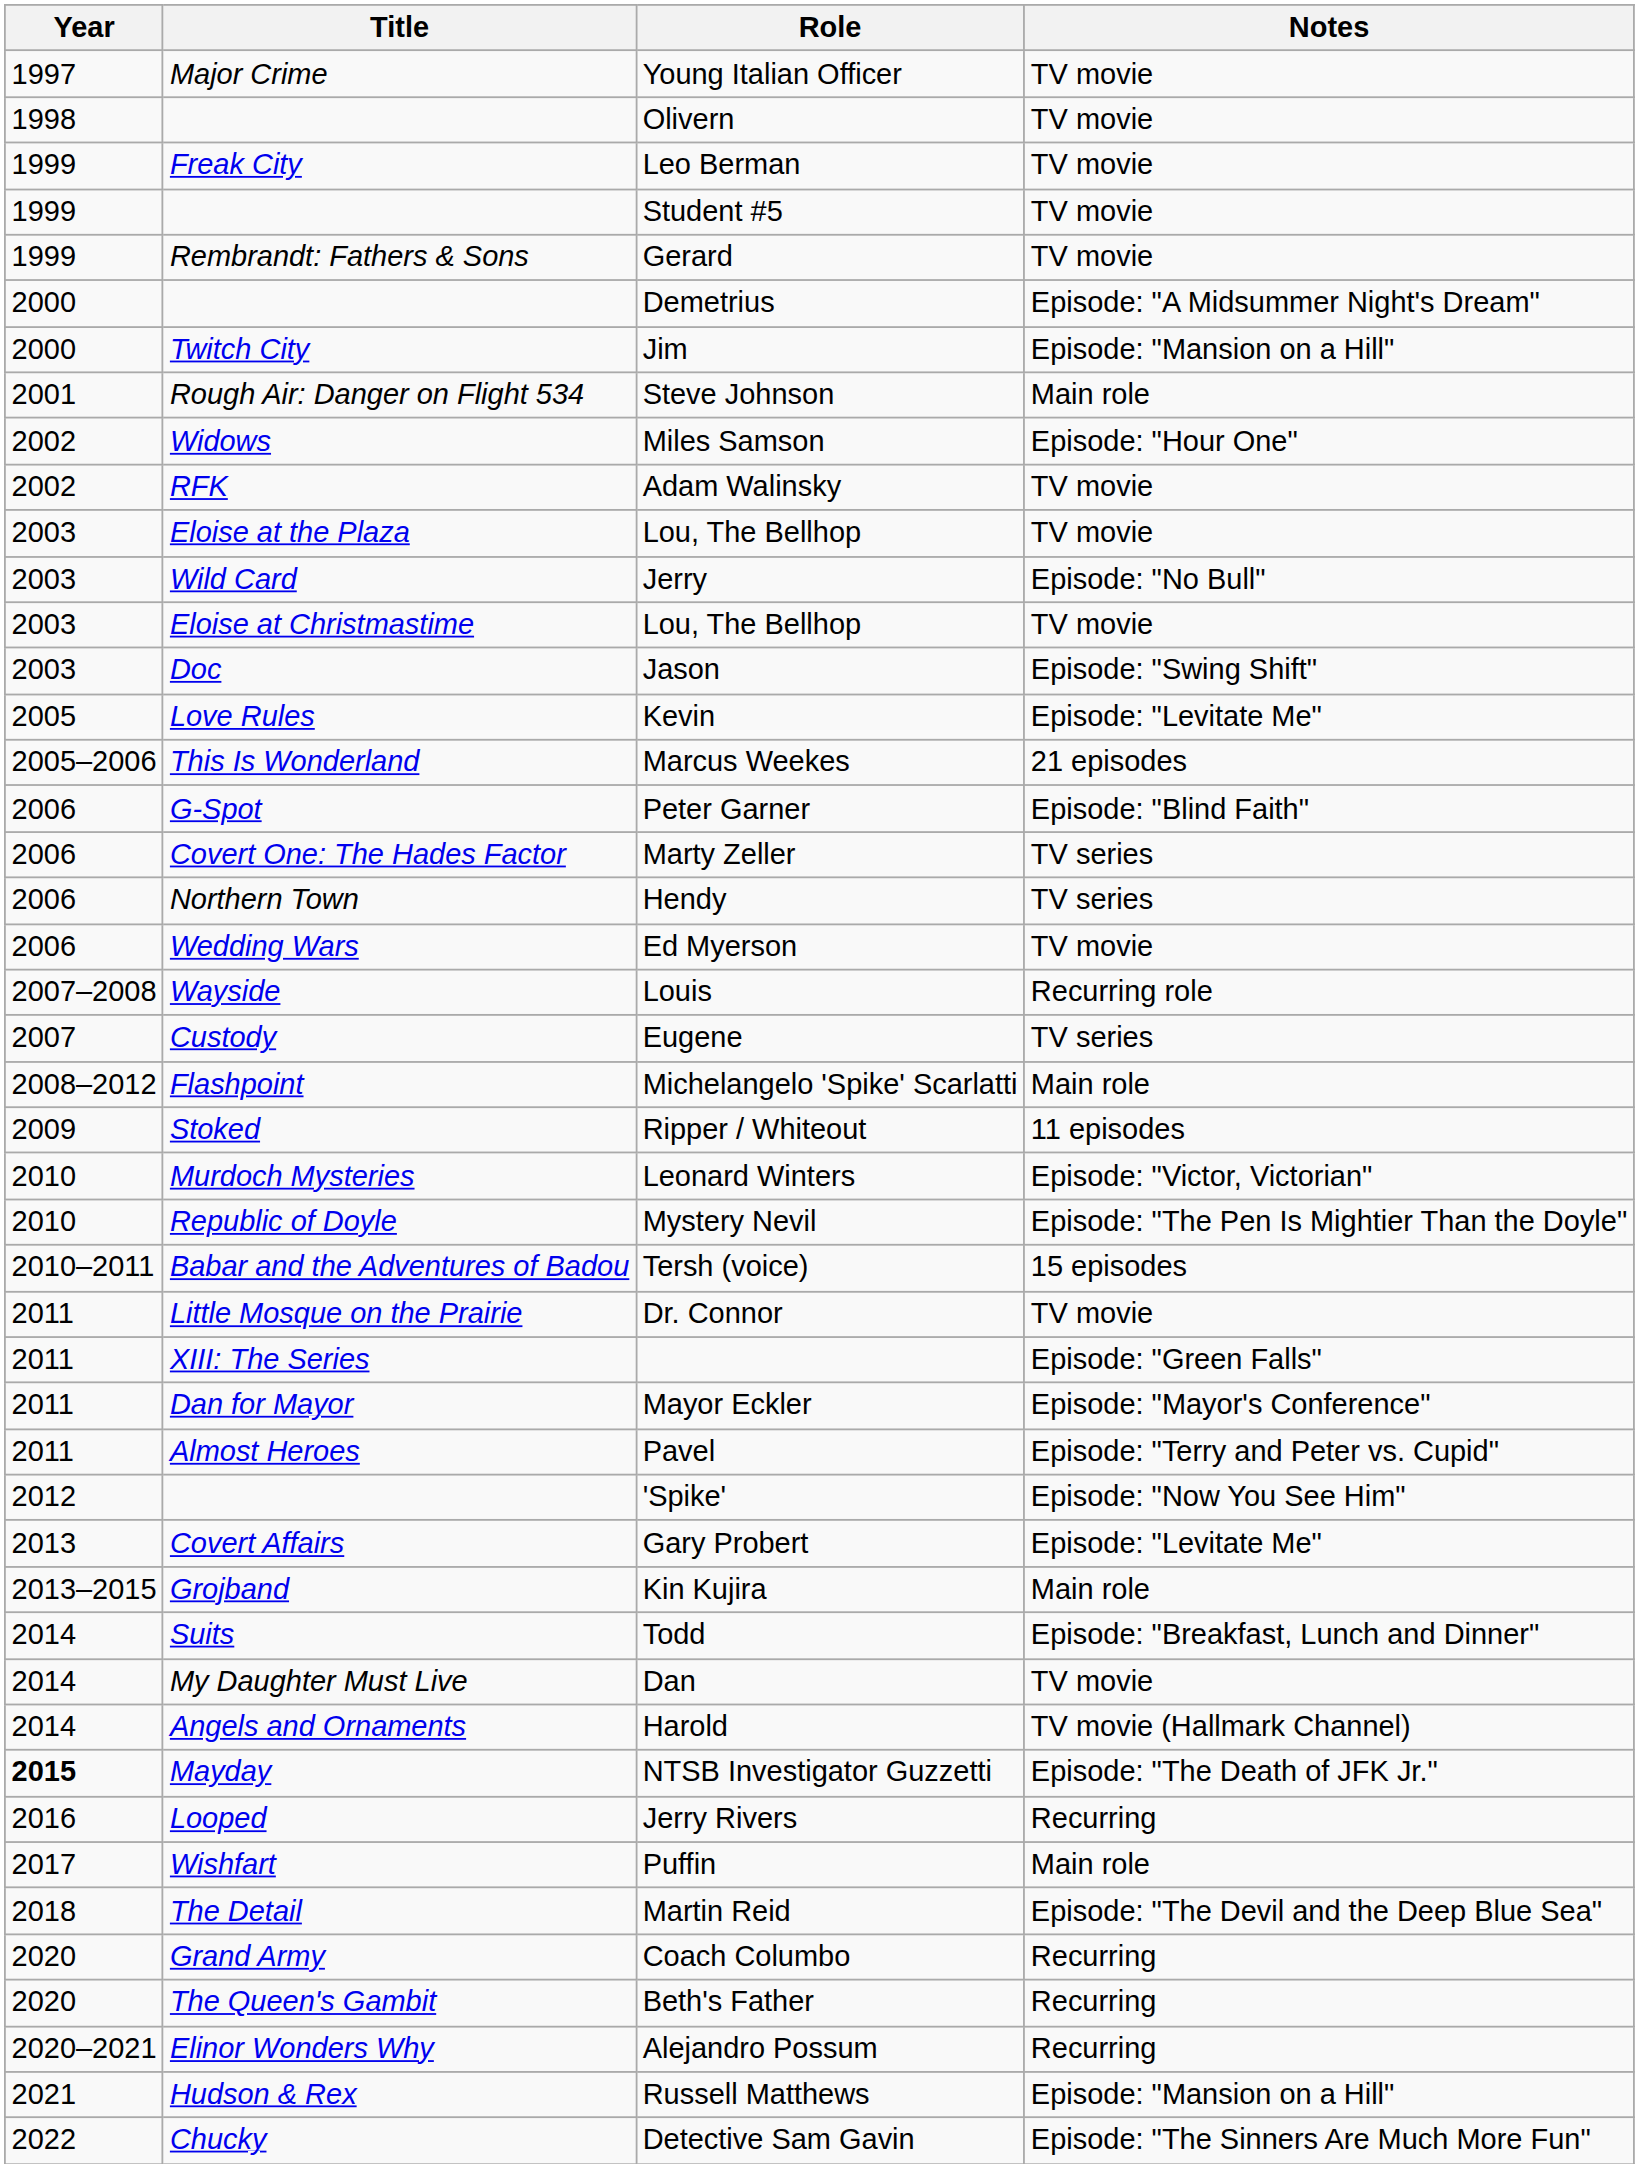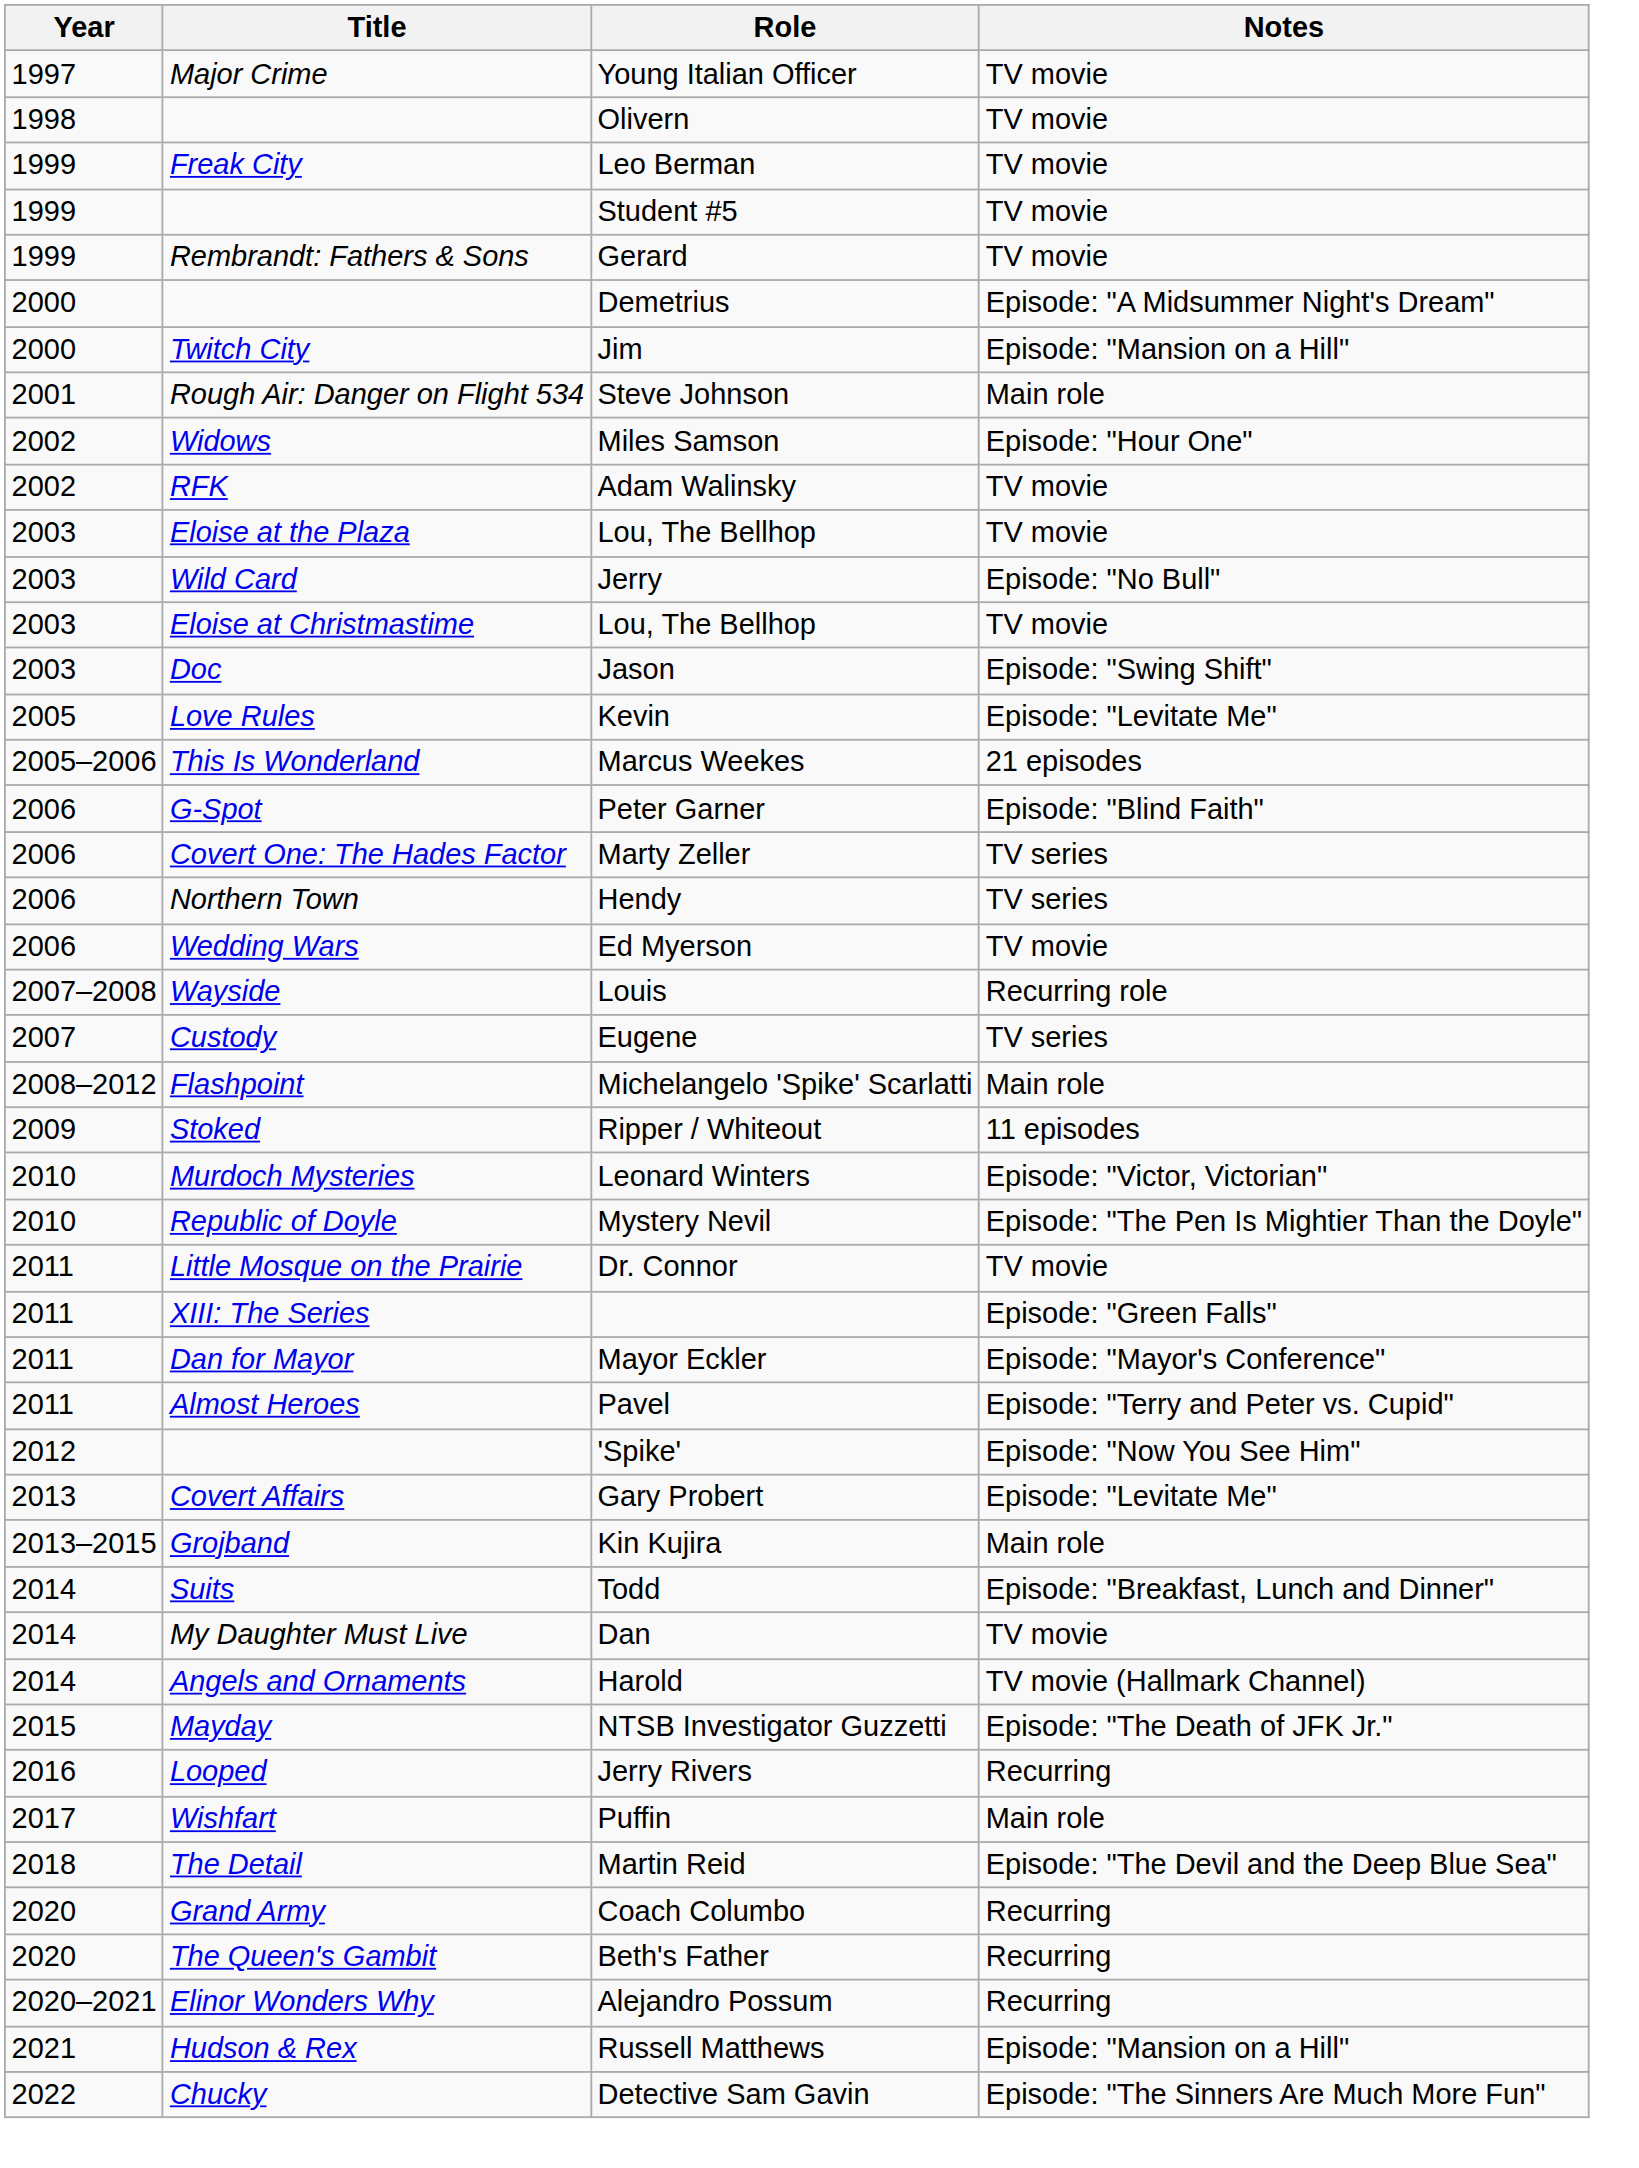- row: (400, 1267)
(44, 1772) bold -> (44, 1726) normal
